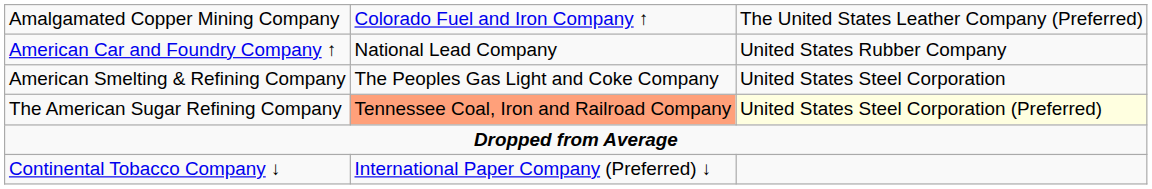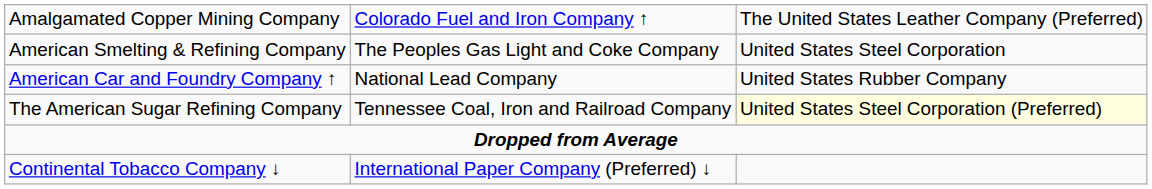rows swapped: (173, 49) <-> (177, 79)
(543, 109) lightsalmon background -> (543, 109) no background
